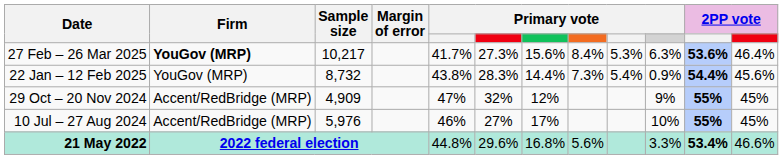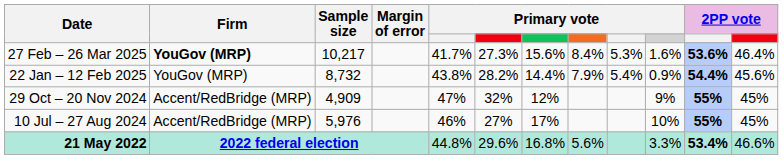(665, 54) 6.3% -> (665, 54) 1.6%
(498, 76) 28.3% -> (498, 76) 28.2%
(588, 76) 7.3% -> (588, 76) 7.9%
